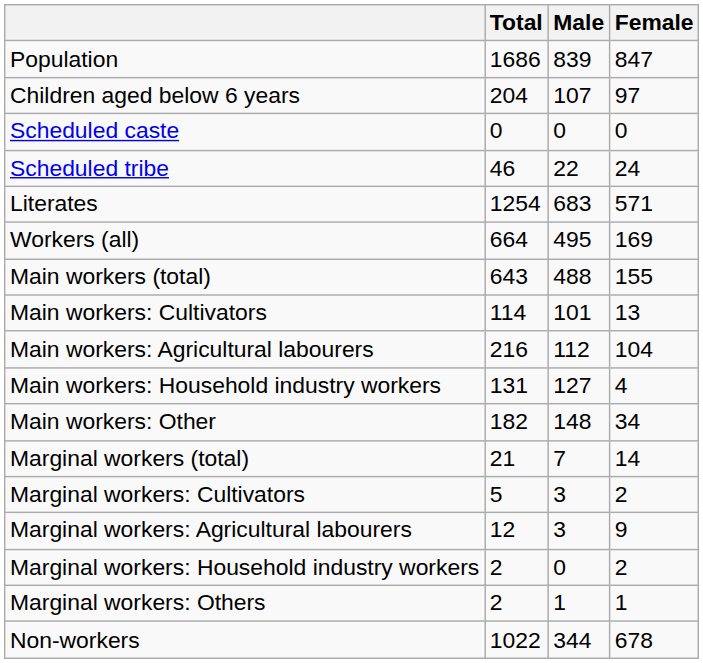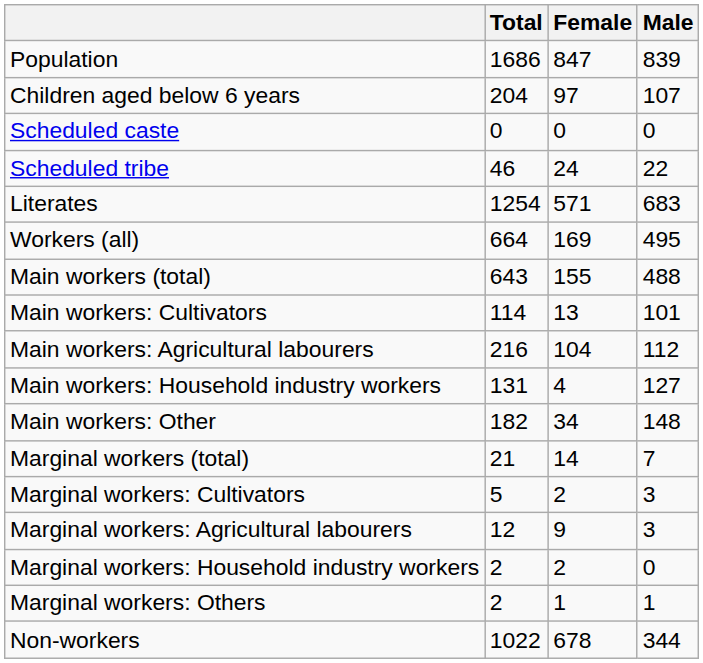columns swapped: (579, 22) <-> (654, 22)
